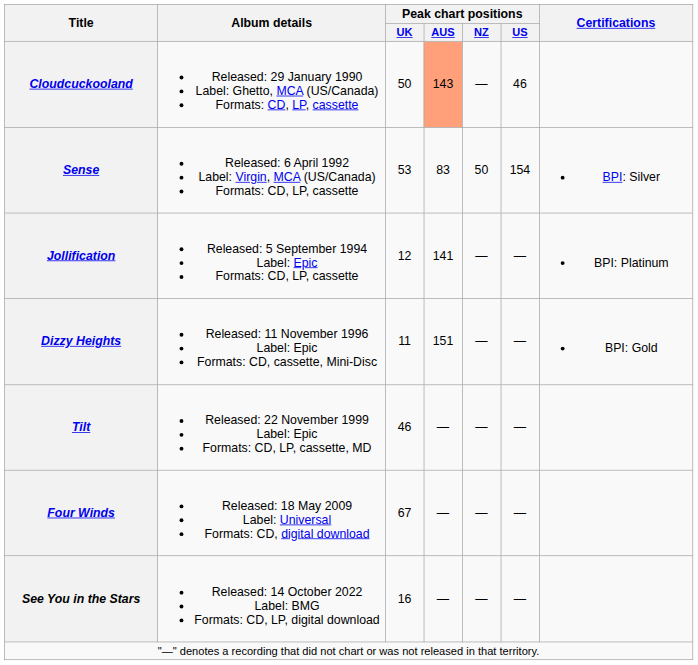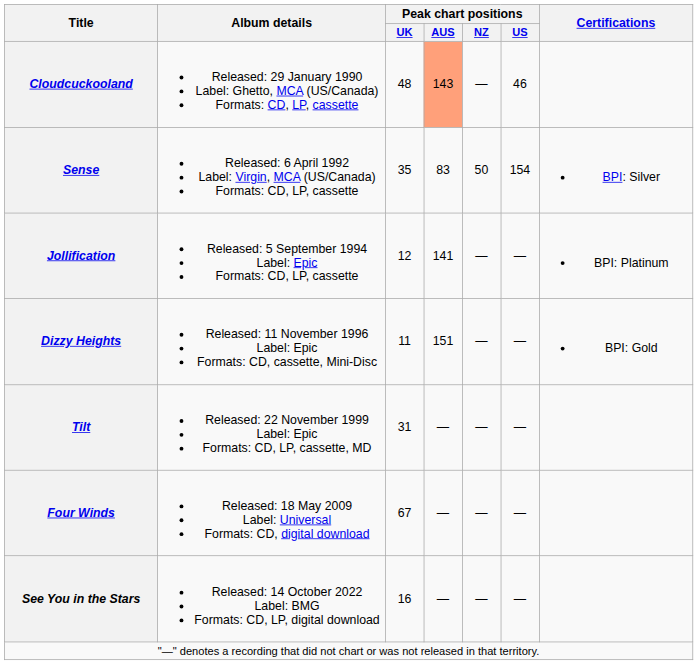(405, 84) 50 -> (405, 84) 48
(405, 170) 53 -> (405, 170) 35
(405, 427) 46 -> (405, 427) 31
